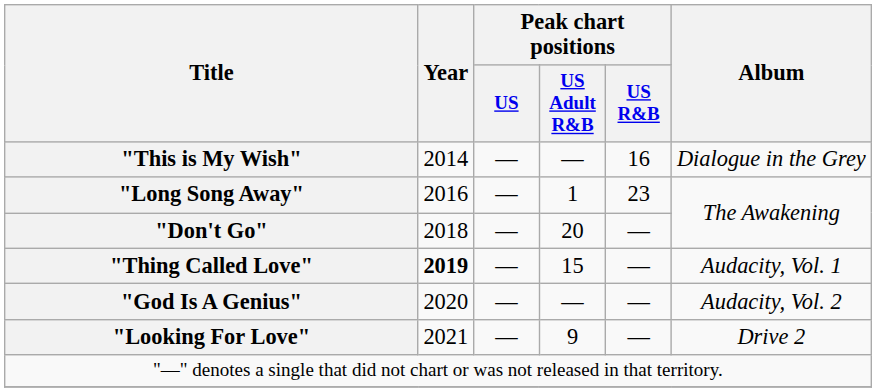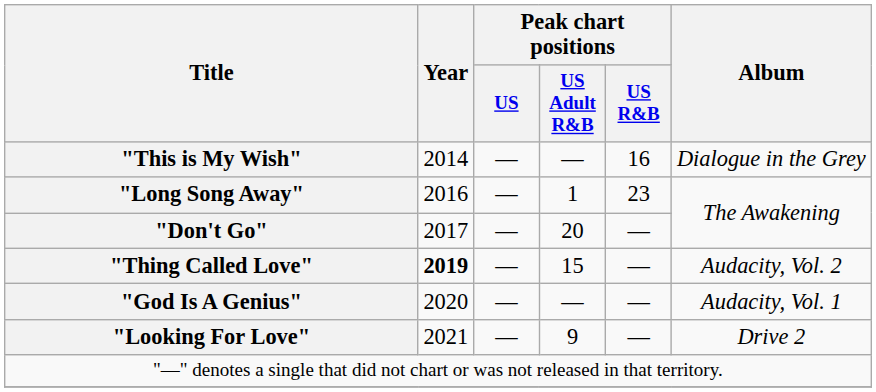(446, 230) 2018 -> (446, 230) 2017
(771, 265) Audacity, Vol. 1 -> (771, 265) Audacity, Vol. 2
(771, 301) Audacity, Vol. 2 -> (771, 301) Audacity, Vol. 1
